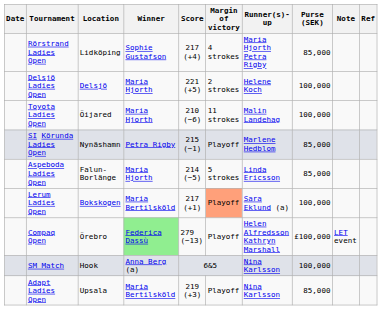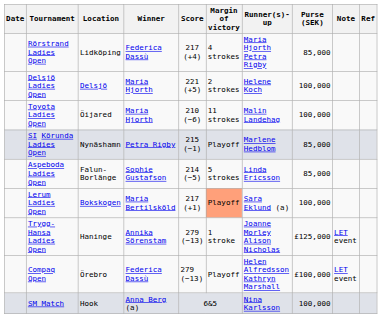(146, 53) Sophie Gustafson -> (144, 53) Federica Dassù
(139, 174) Maria Hjorth -> (146, 174) Sophie Gustafson
+ row: (41, 237)
(144, 237) lightgreen background -> (144, 275) no background
- row: (41, 291)
